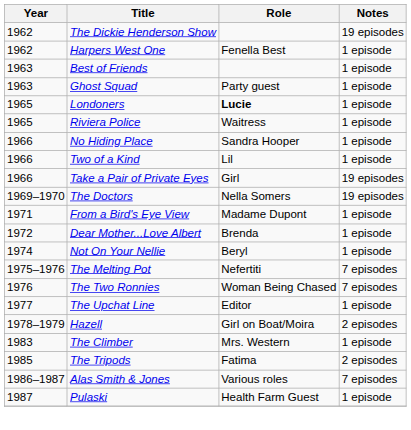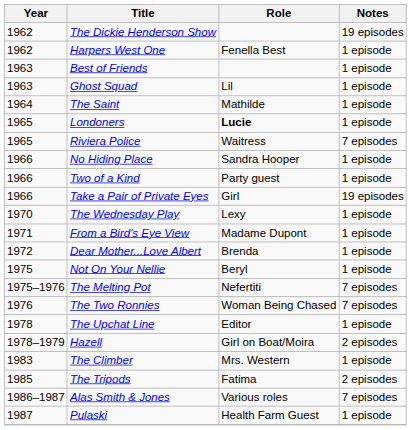(250, 86) Party guest -> (227, 86) Lil
+ row: (95, 104)
(367, 123) 1 episode -> (370, 141) 7 episodes
(227, 159) Lil -> (250, 178) Party guest
- row: (101, 196)
+ row: (125, 214)
(20, 251) 1974 -> (20, 269) 1975
(20, 305) 1977 -> (20, 324) 1978
